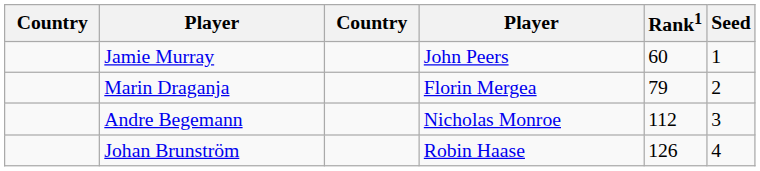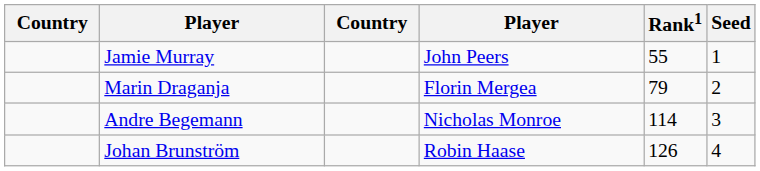(658, 56) 60 -> (658, 56) 55
(663, 119) 112 -> (663, 119) 114
